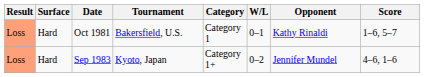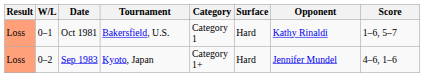columns swapped: (259, 12) <-> (54, 12)
